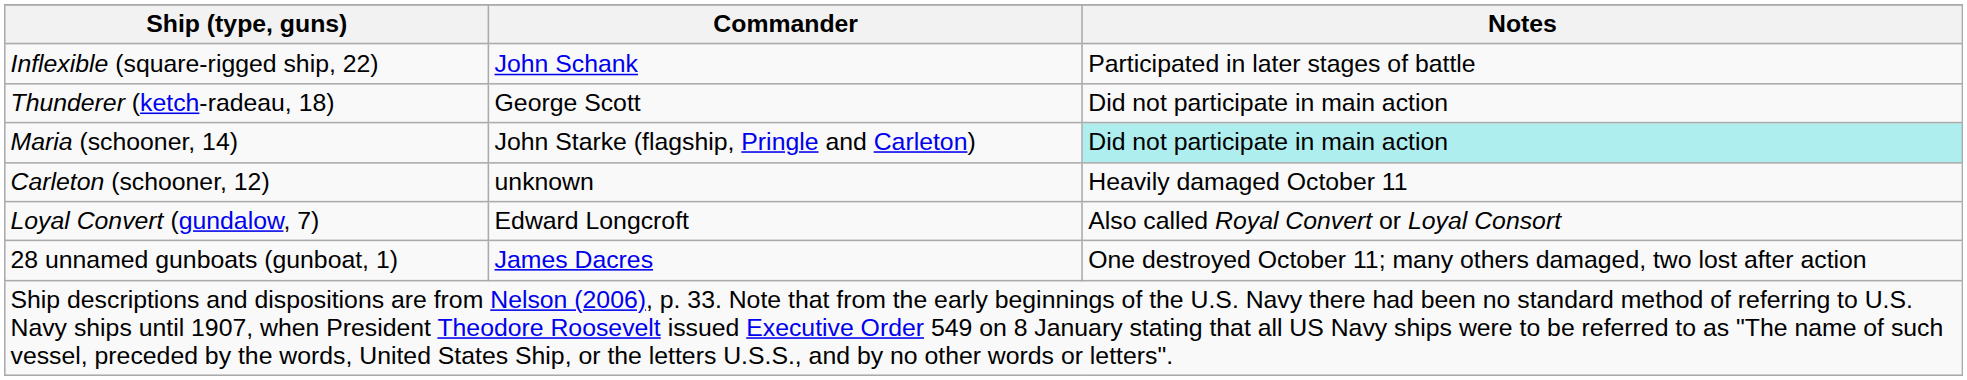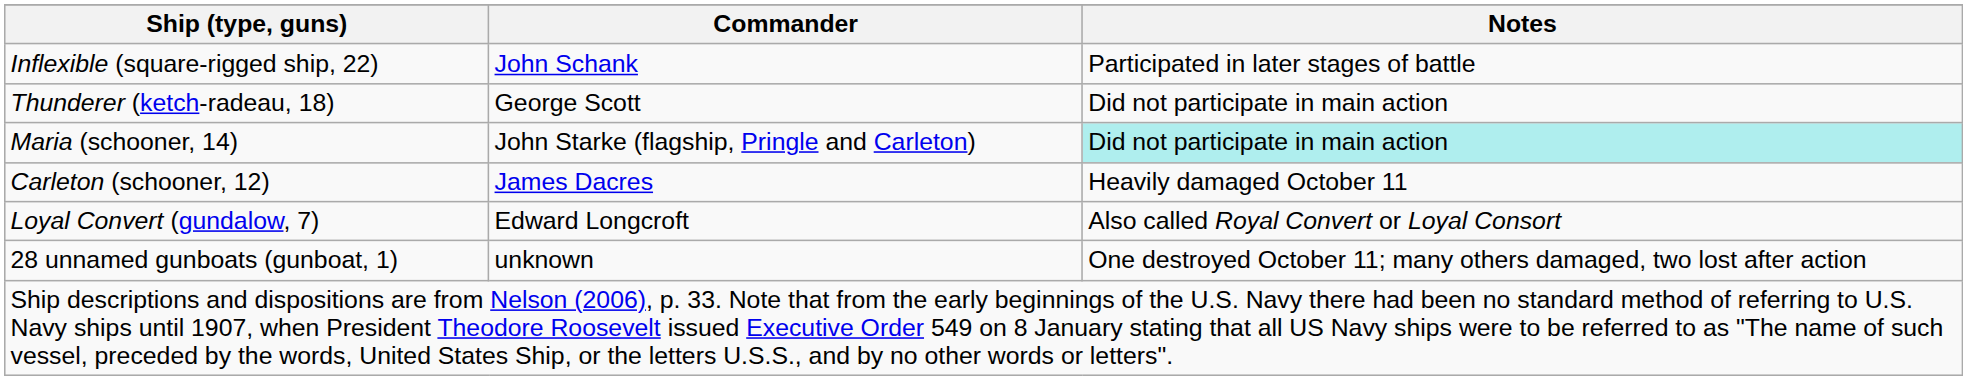(544, 181) unknown -> (574, 181) James Dacres
(574, 260) James Dacres -> (544, 260) unknown
